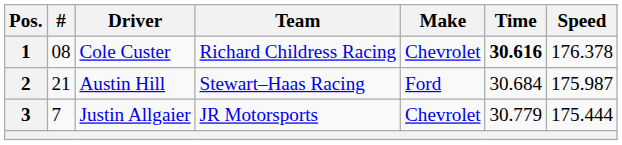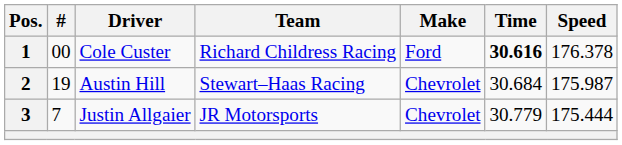(61, 52) 08 -> (61, 52) 00
(443, 52) Chevrolet -> (423, 52) Ford
(61, 83) 21 -> (61, 83) 19
(423, 83) Ford -> (443, 83) Chevrolet
